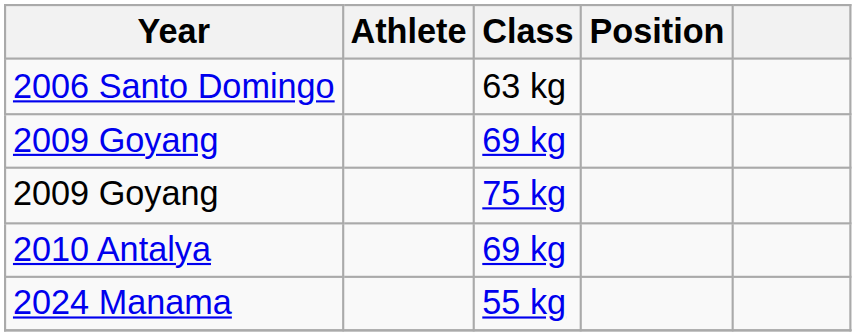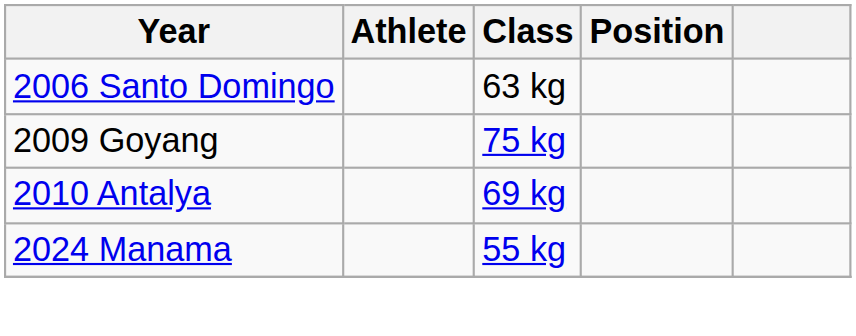- row: (116, 140)
